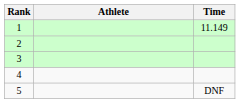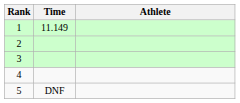columns swapped: (113, 12) <-> (214, 12)
